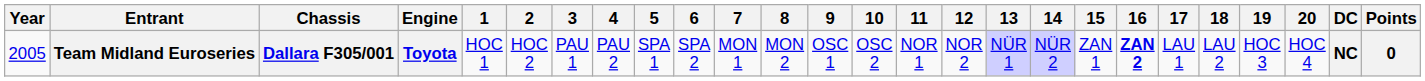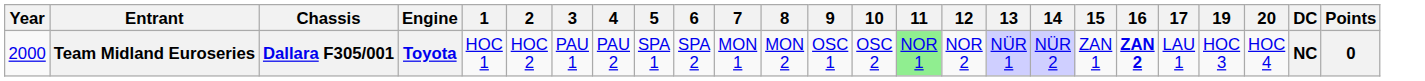- column: (1219, 17)
(27, 53) 2005 -> (27, 53) 2000
(919, 53) no background -> (919, 53) lightgreen background
